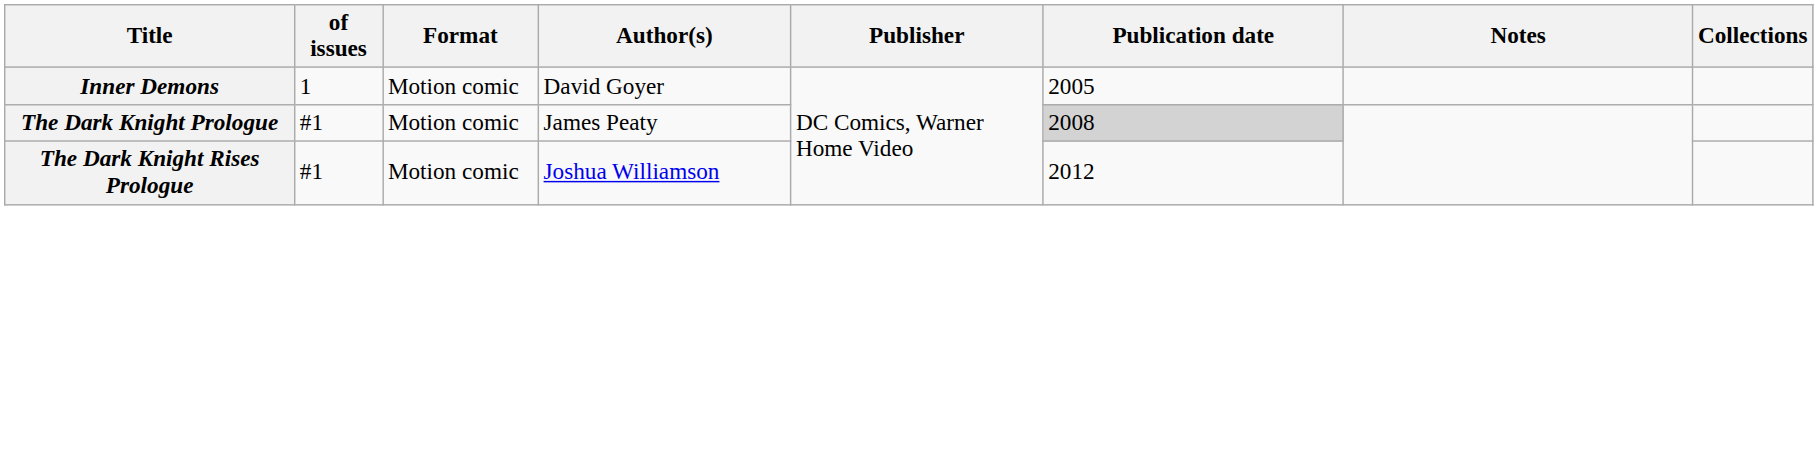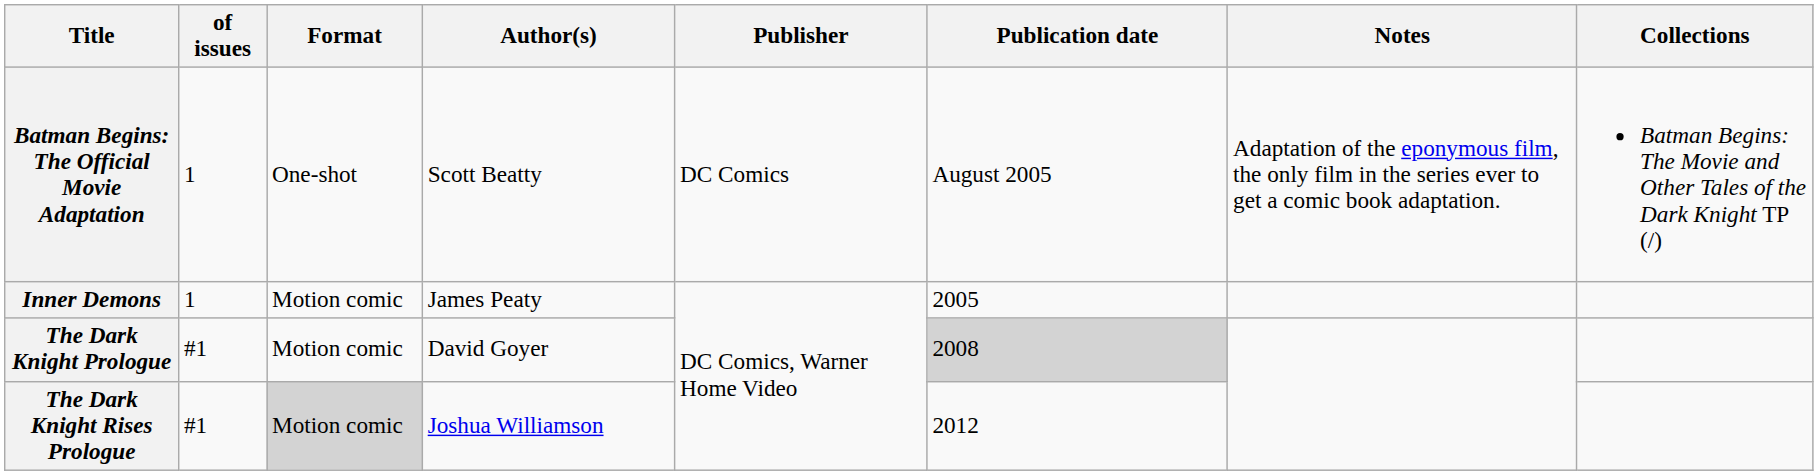+ row: (92, 174)
(604, 85) David Goyer -> (485, 299) James Peaty
(601, 122) James Peaty -> (488, 349) David Goyer
(453, 172) no background -> (337, 425) lightgrey background
